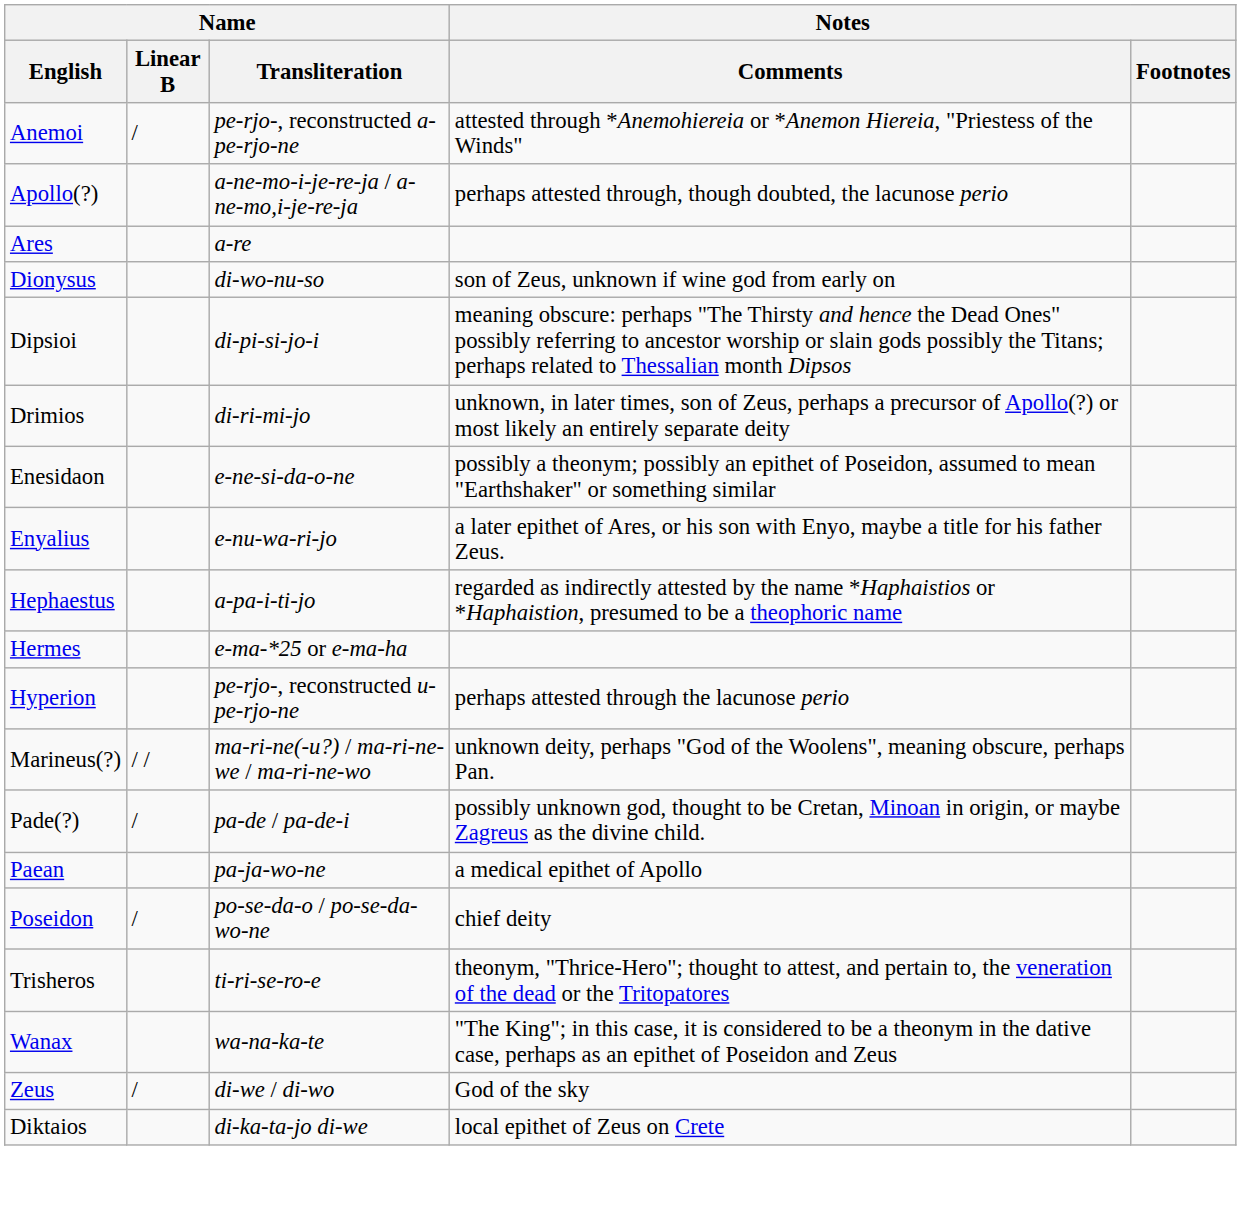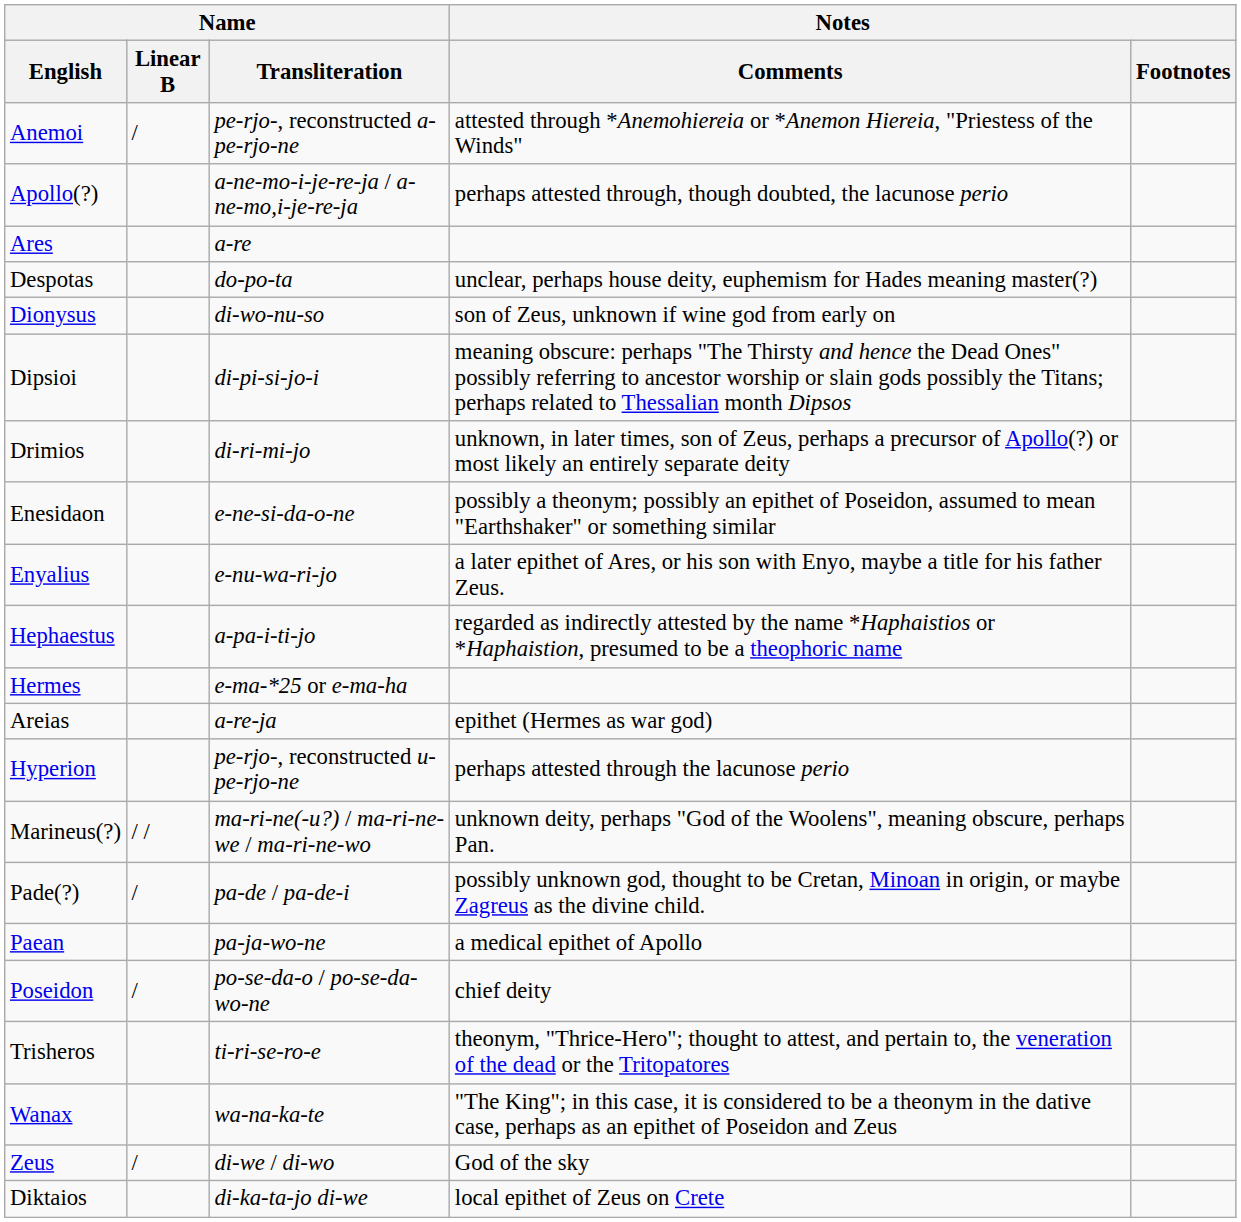+ row: (52, 279)
+ row: (40, 720)
